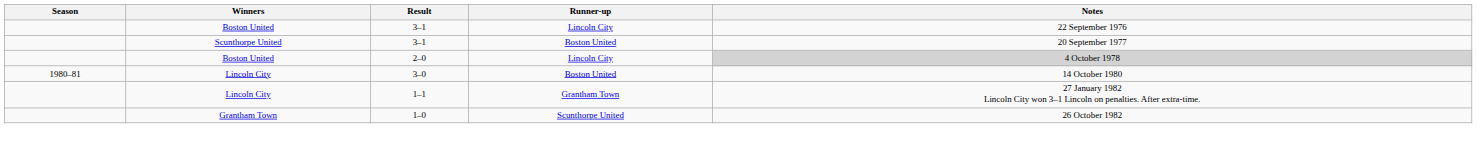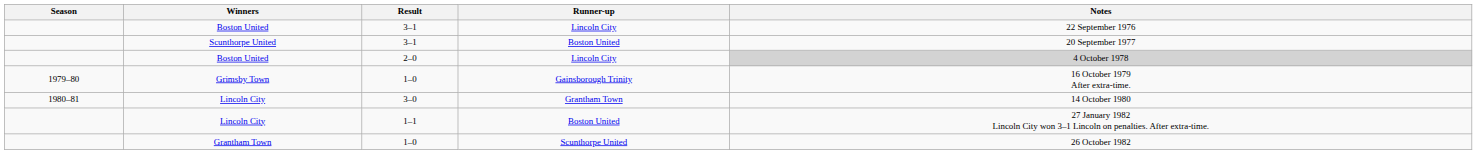+ row: (243, 79)
(590, 73) Boston United -> (594, 100) Grantham Town
(590, 94) Grantham Town -> (594, 121) Boston United
